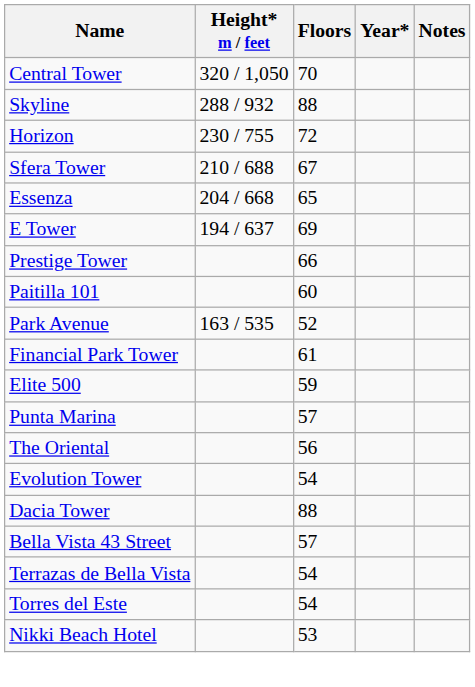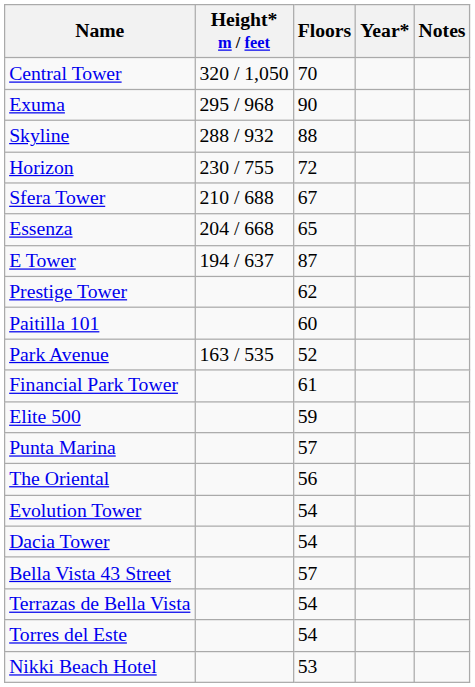+ row: (37, 104)
(307, 229) 69 -> (307, 260) 87
(307, 260) 66 -> (307, 291) 62
(307, 510) 88 -> (307, 541) 54
